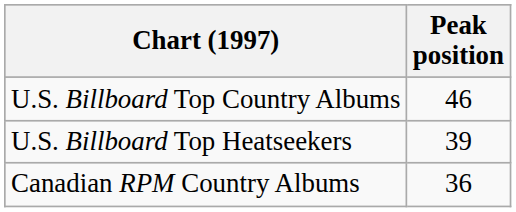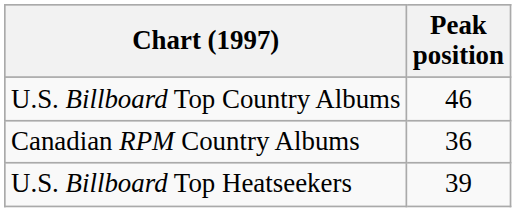rows swapped: (181, 141) <-> (185, 183)
